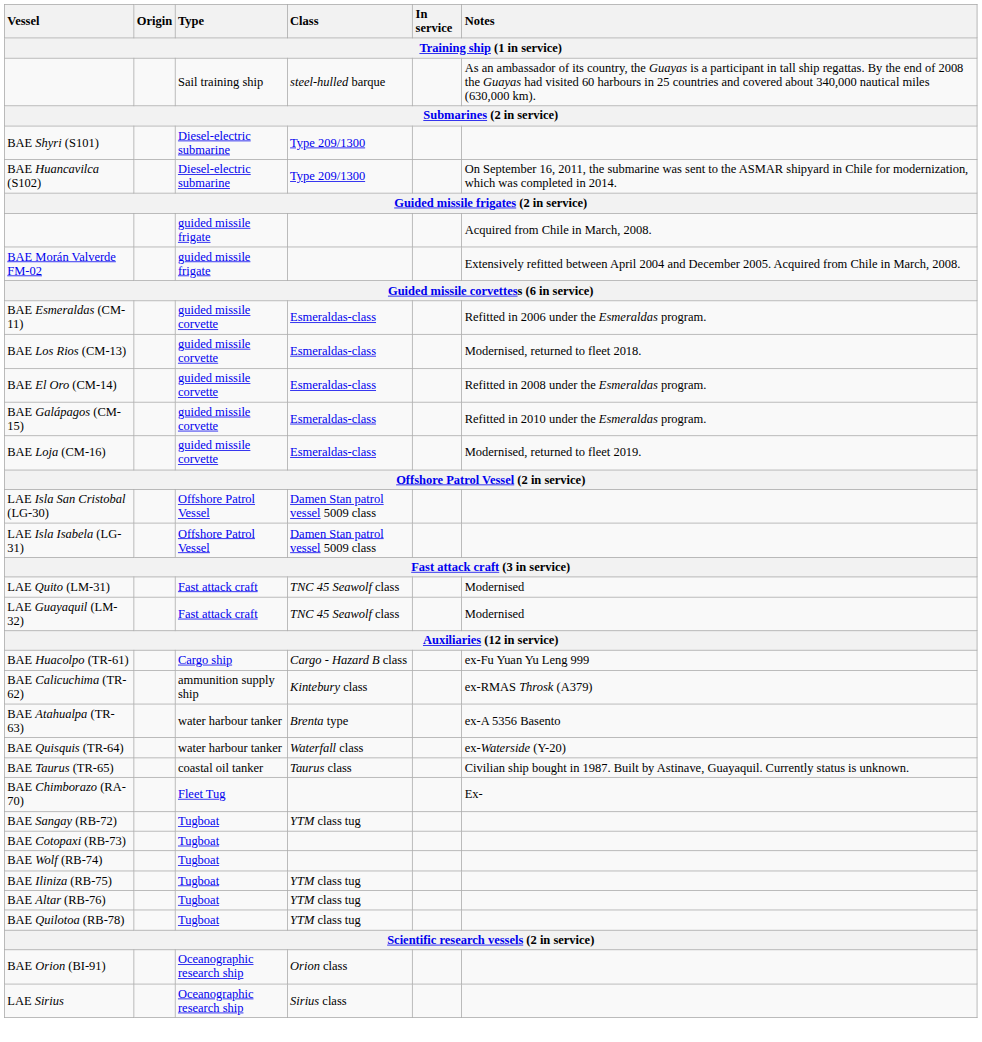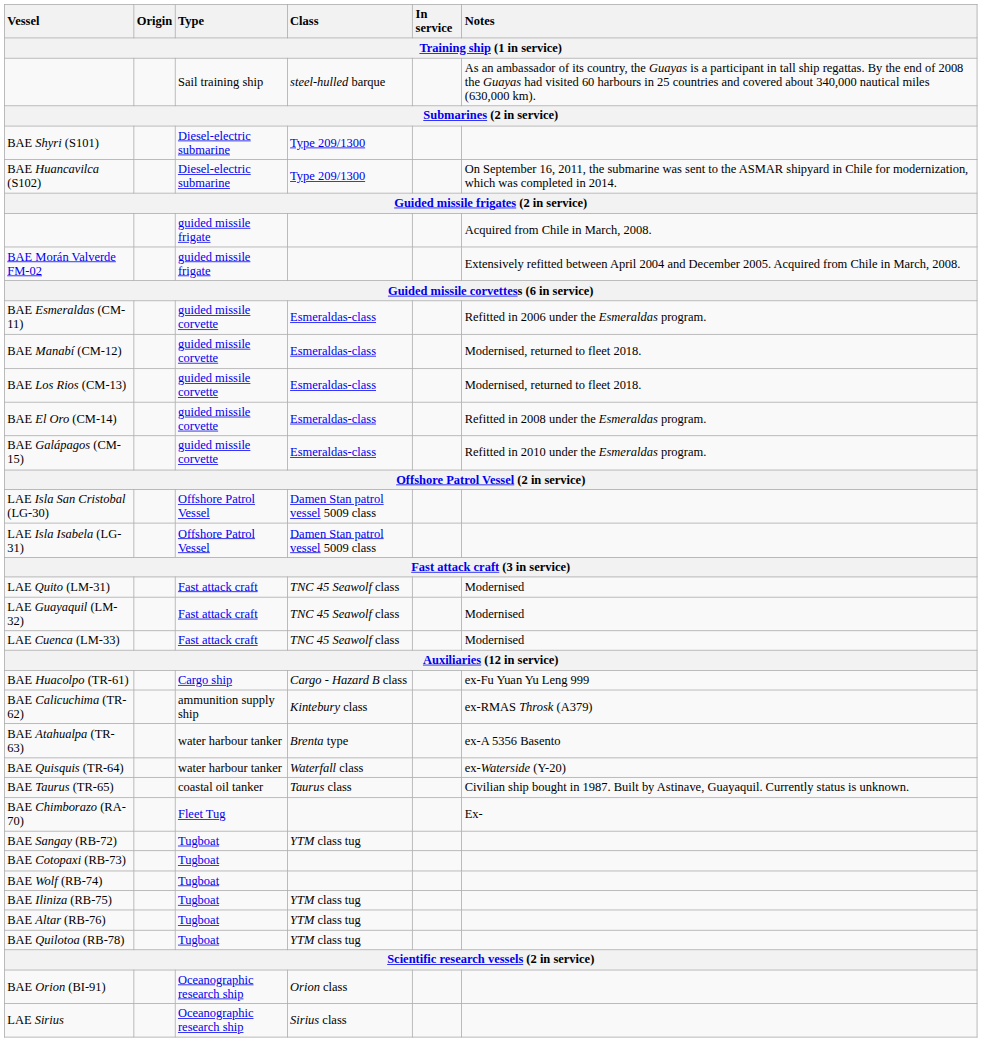+ row: (64, 351)
- row: (56, 452)
+ row: (63, 640)
